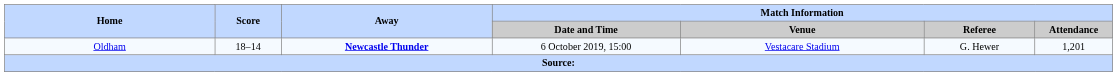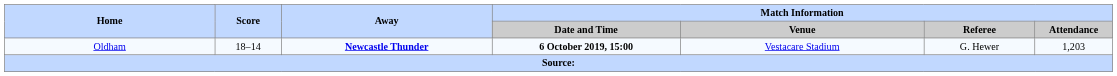(586, 46) normal -> (586, 46) bold
(1074, 46) 1,201 -> (1074, 46) 1,203
